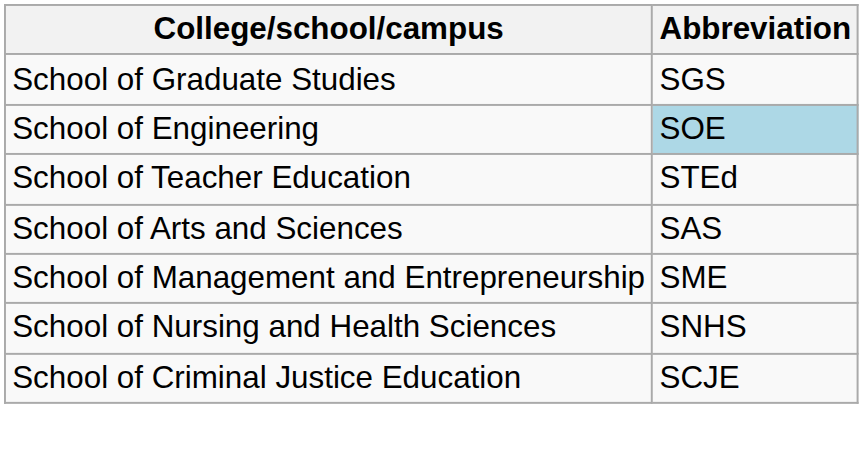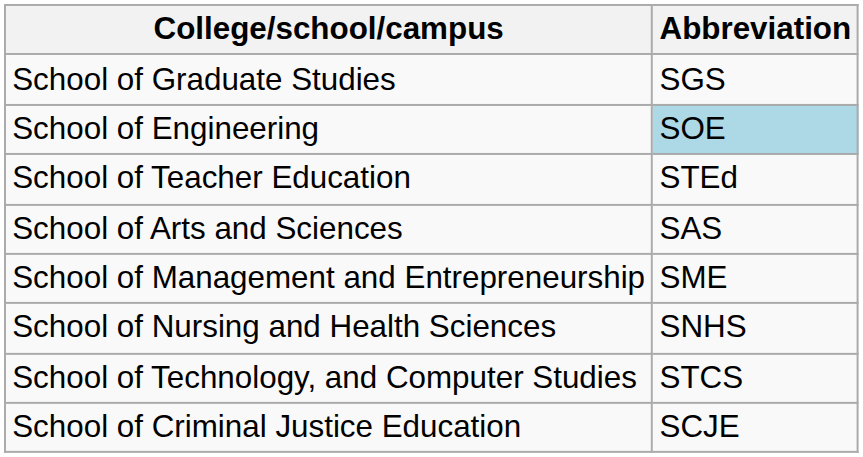+ row: (325, 377)
